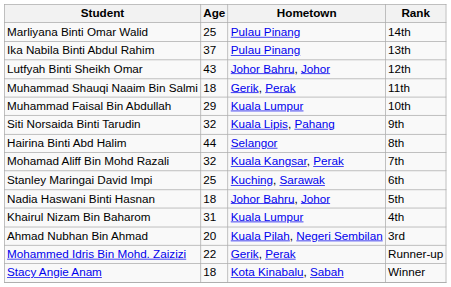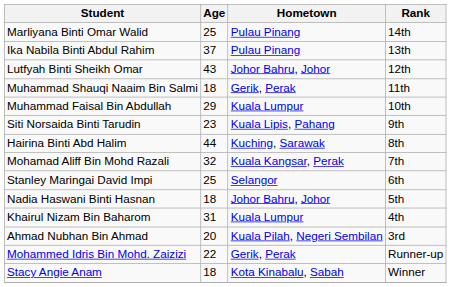(210, 124) 32 -> (210, 124) 23
(254, 143) Selangor -> (278, 143) Kuching, Sarawak
(278, 180) Kuching, Sarawak -> (254, 180) Selangor
